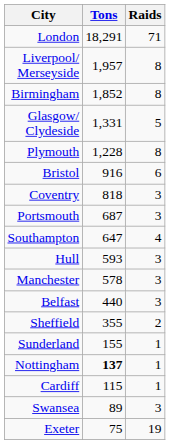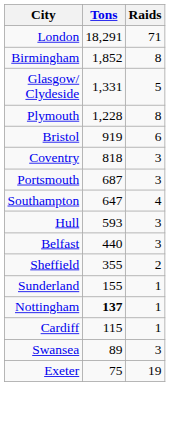- row: (48, 65)
(112, 173) 916 -> (112, 136) 919
- row: (48, 279)
